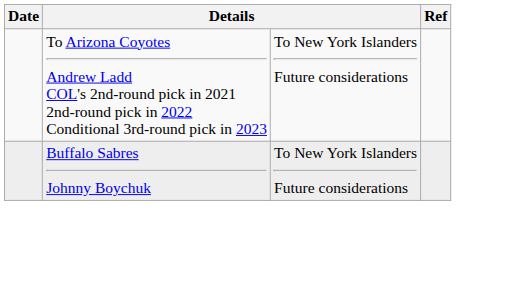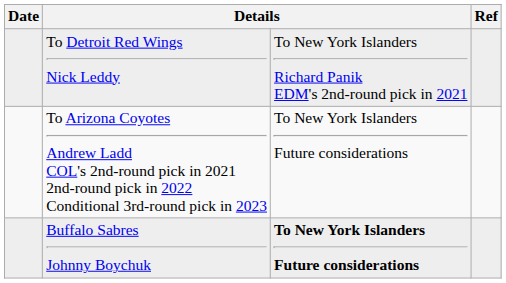+ row: (157, 58)
(346, 170) normal -> (371, 247) bold
